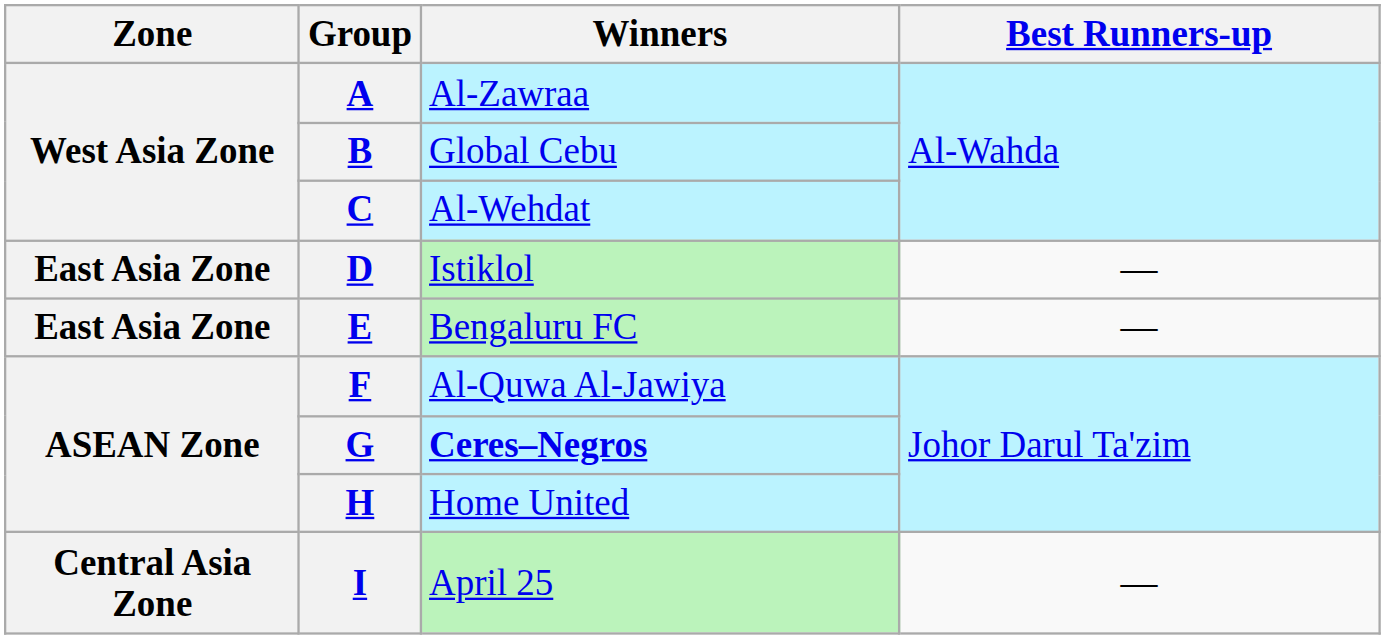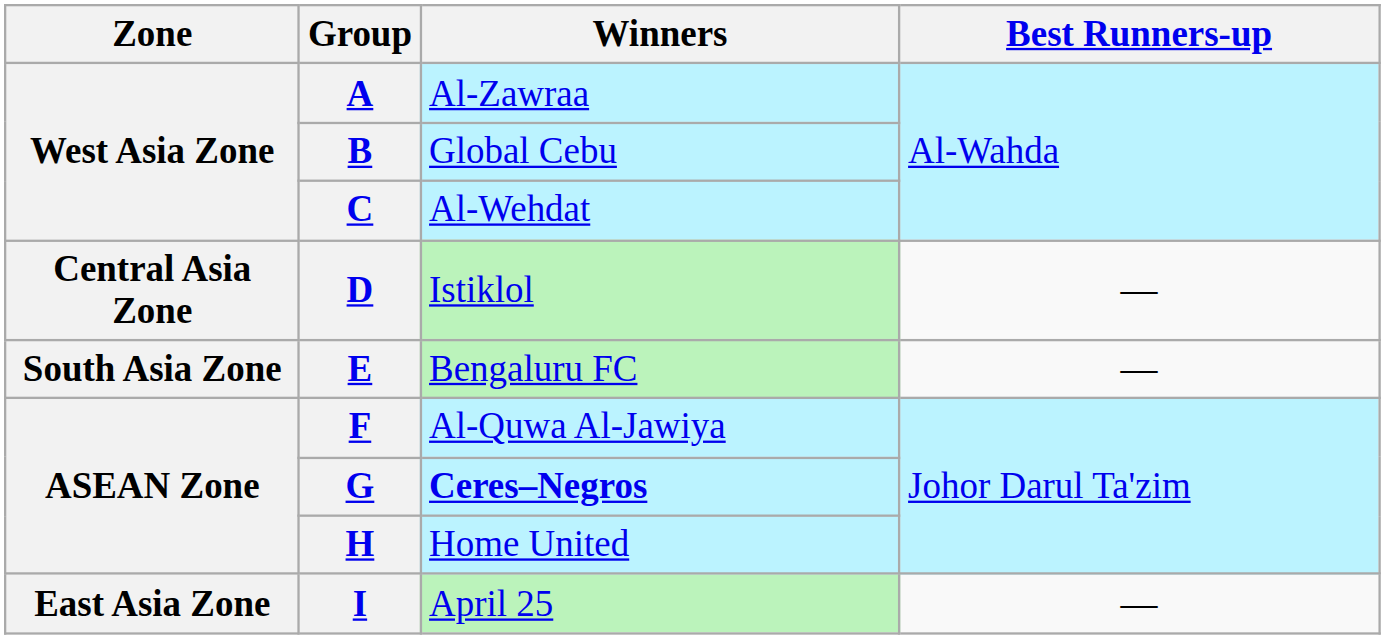(152, 268) East Asia Zone -> (152, 289) Central Asia Zone
(152, 326) East Asia Zone -> (152, 368) South Asia Zone
(152, 582) Central Asia Zone -> (152, 602) East Asia Zone
